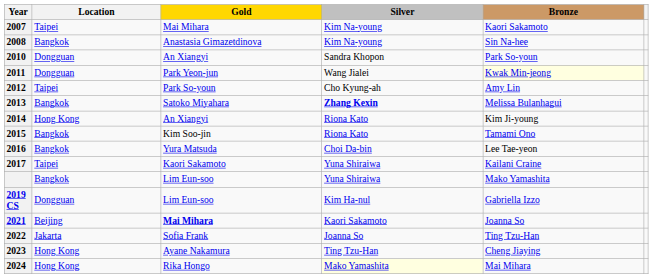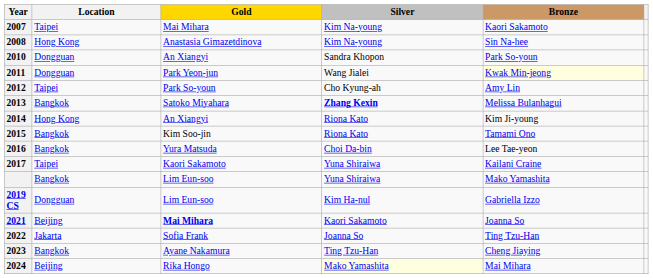(52, 42) Bangkok -> (57, 42) Hong Kong
(57, 251) Hong Kong -> (52, 251) Bangkok
(57, 266) Hong Kong -> (48, 266) Beijing
